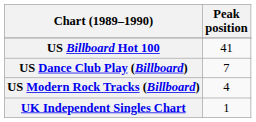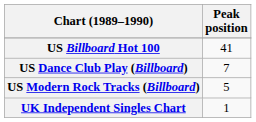(226, 87) 4 -> (226, 87) 5
